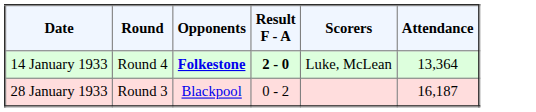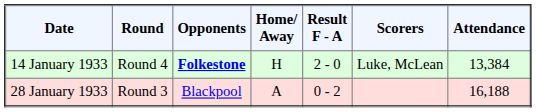+ column: (277, 28)
(276, 64) bold -> (327, 64) normal
(438, 64) 13,364 -> (489, 64) 13,384
(438, 91) 16,187 -> (489, 91) 16,188
